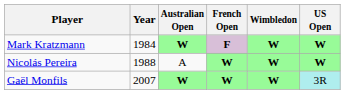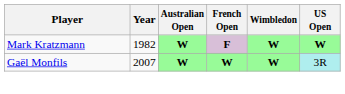(144, 44) 1984 -> (144, 44) 1982
- row: (42, 62)
